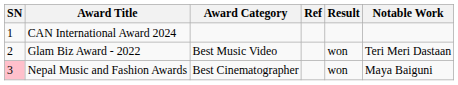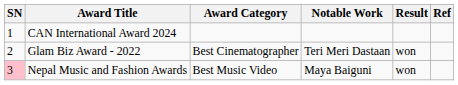columns swapped: (408, 13) <-> (313, 13)
(235, 51) Best Music Video -> (246, 51) Best Cinematographer
(246, 70) Best Cinematographer -> (235, 70) Best Music Video
